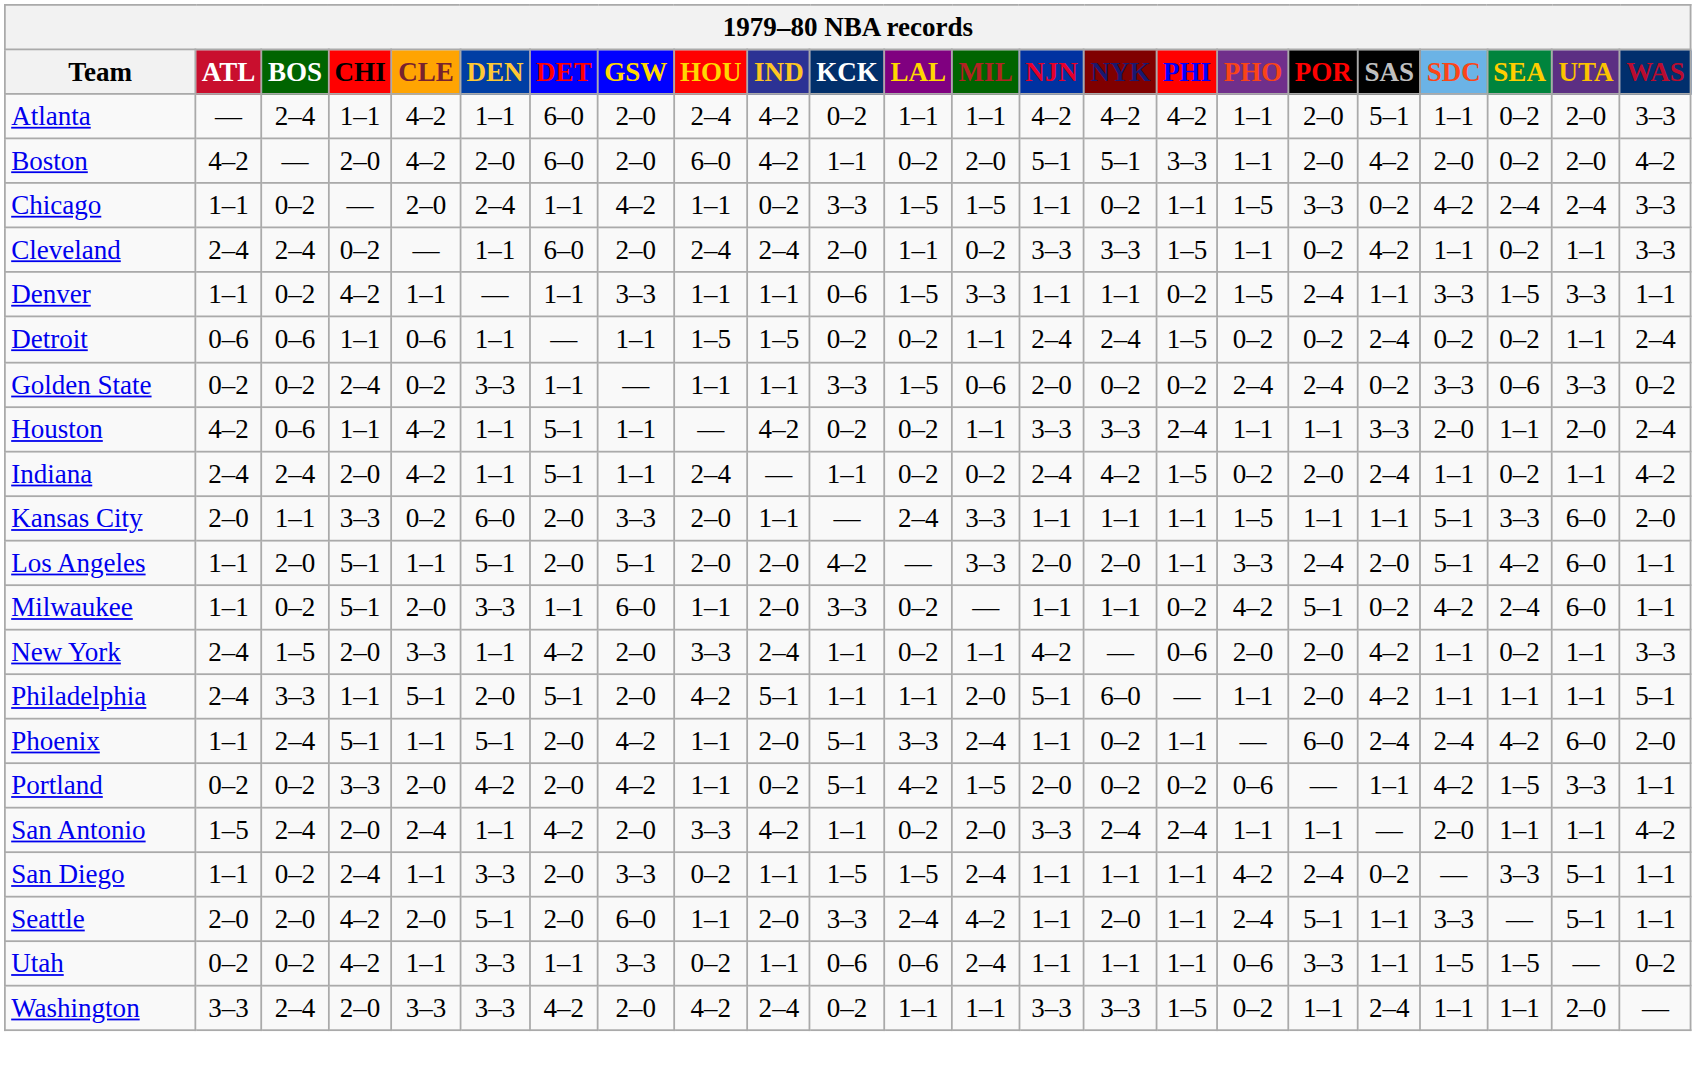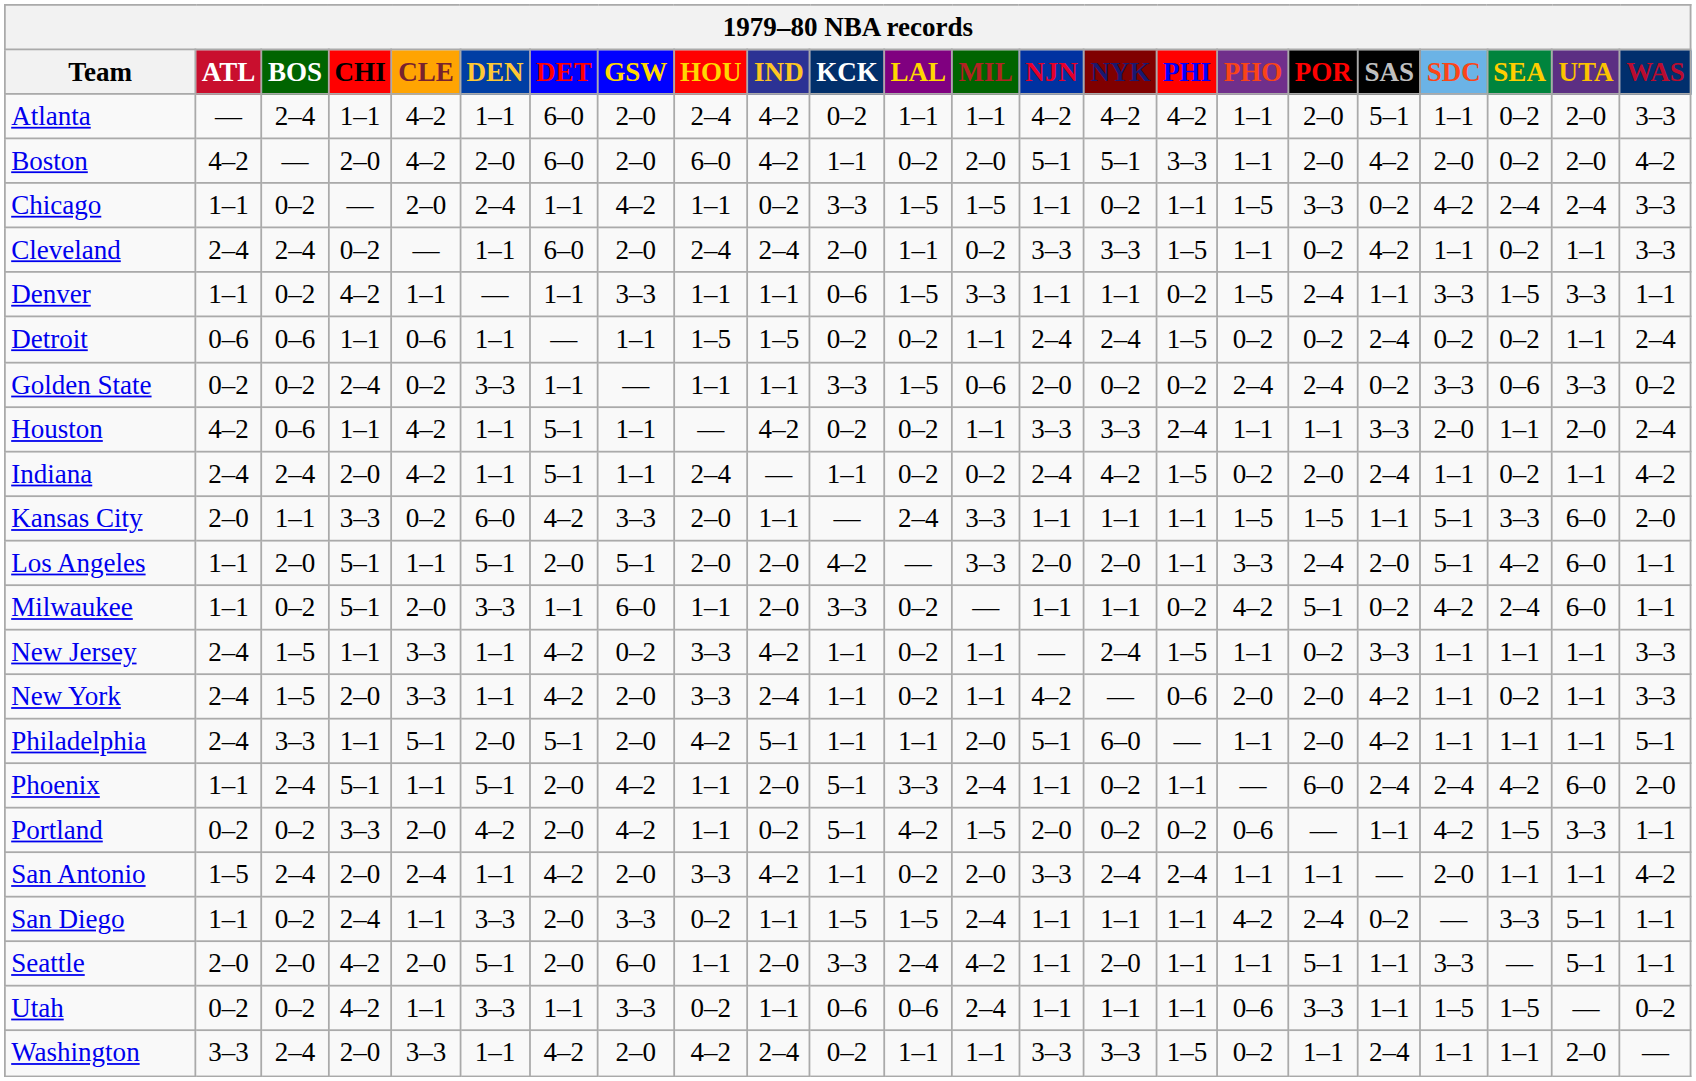(564, 517) 2–0 -> (564, 517) 4–2
(1323, 517) 1–1 -> (1323, 517) 1–5
+ row: (74, 651)
(1253, 919) 2–4 -> (1253, 963) 1–1
(495, 1008) 3–3 -> (495, 1053) 1–1
